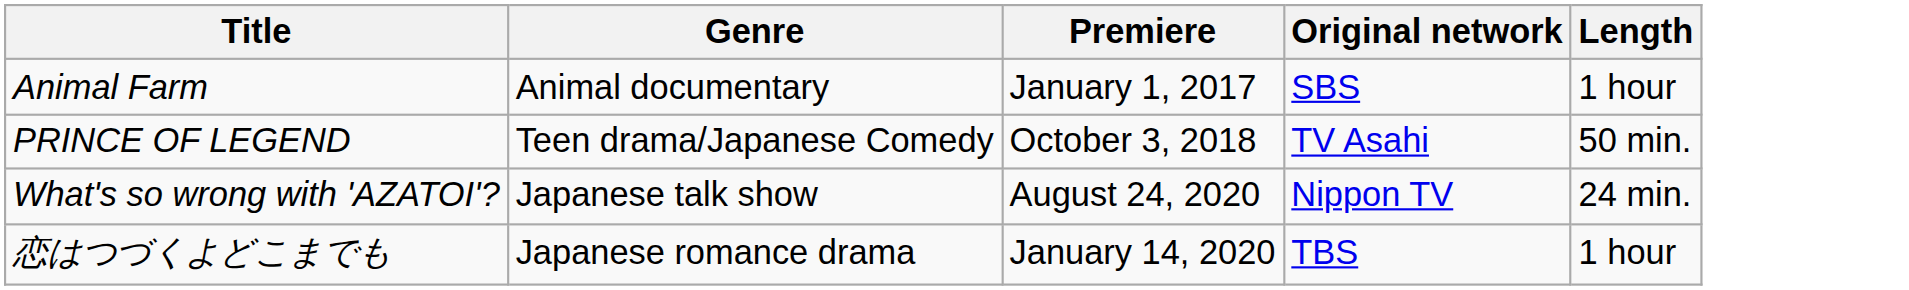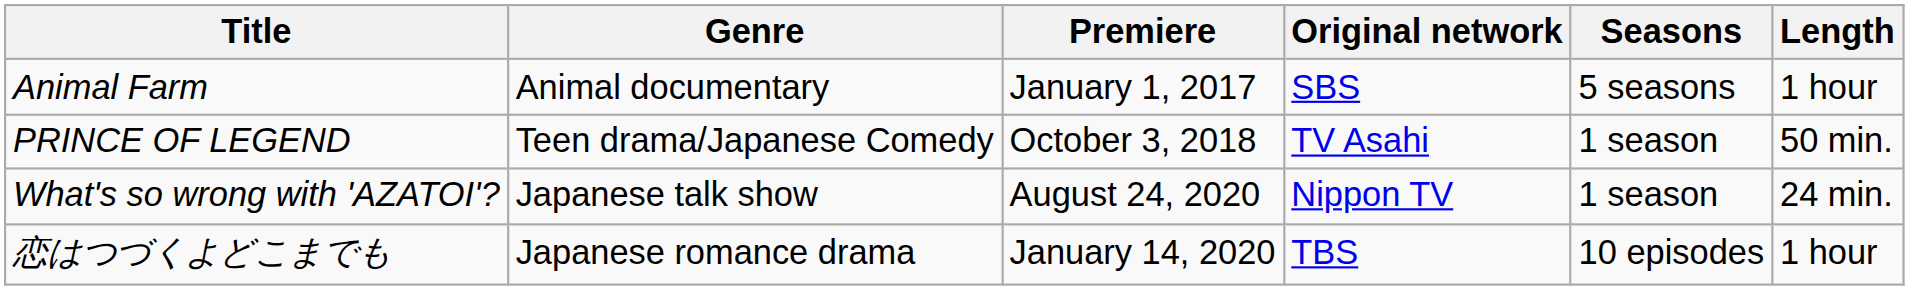+ column: (1671, 31)
